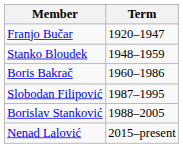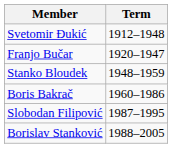+ row: (47, 34)
- row: (44, 133)
